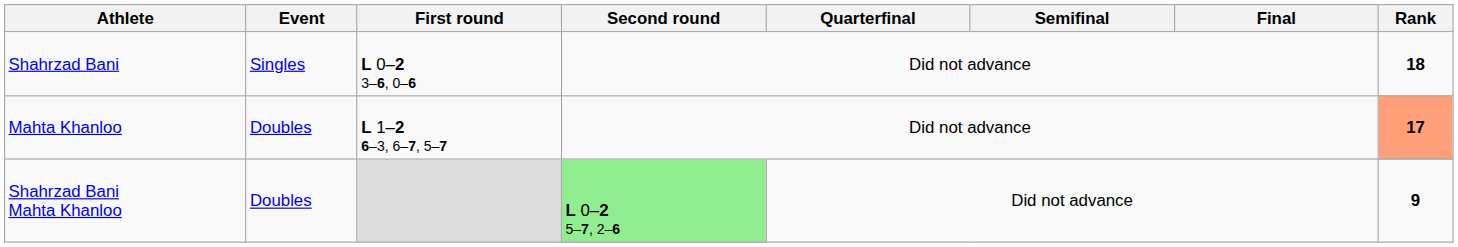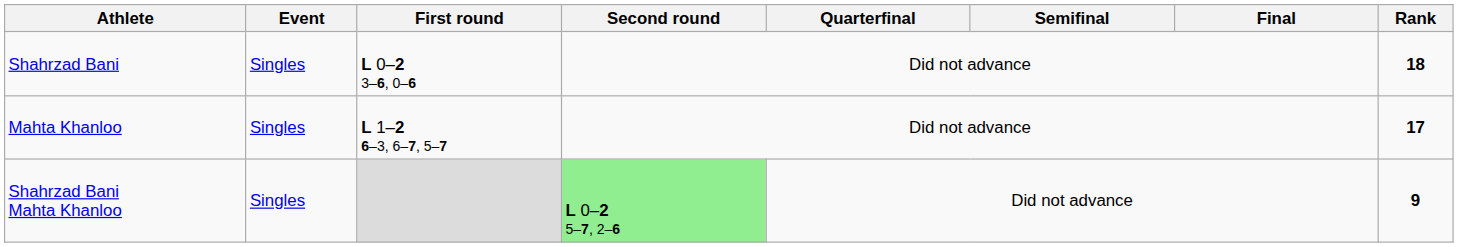(281, 128) Doubles -> (277, 128) Singles
(1416, 128) lightsalmon background -> (1416, 128) no background
(281, 201) Doubles -> (277, 201) Singles
